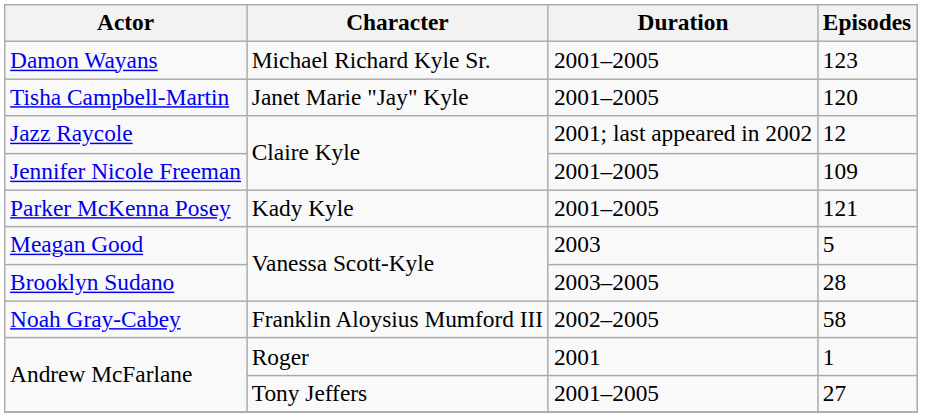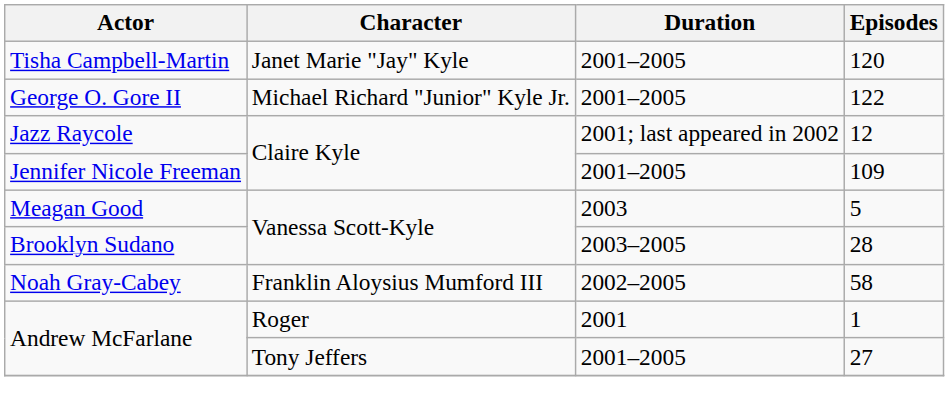- row: (84, 60)
+ row: (96, 97)
- row: (120, 208)
